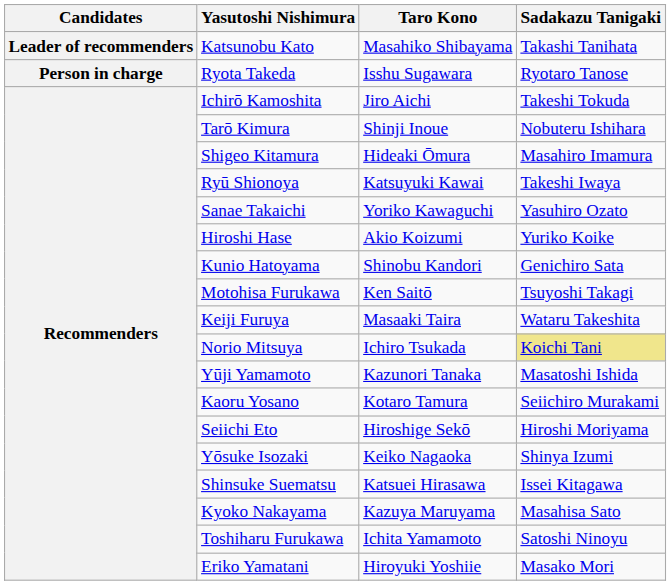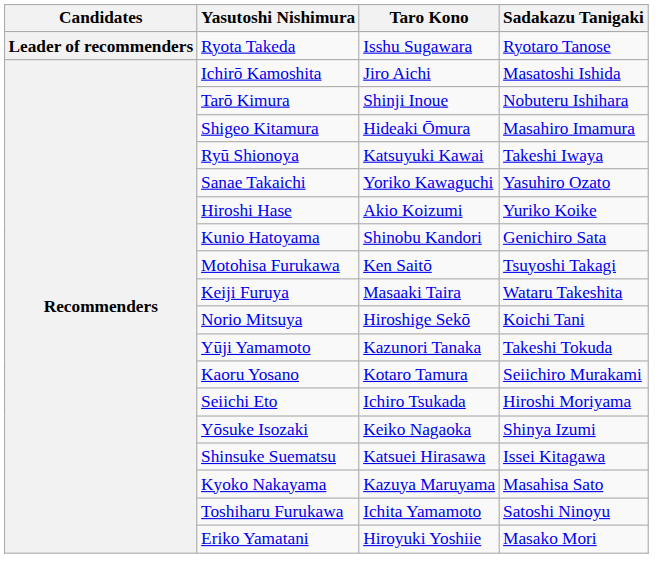- row: (257, 45)
(101, 73) Person in charge -> (101, 45) Leader of recommenders
(575, 100) Takeshi Tokuda -> (562, 73) Masatoshi Ishida
(414, 347) Ichiro Tsukada -> (417, 319) Hiroshige Sekō
(561, 347) khaki background -> (544, 319) no background
(579, 374) Masatoshi Ishida -> (558, 347) Takeshi Tokuda
(417, 429) Hiroshige Sekō -> (414, 401) Ichiro Tsukada
